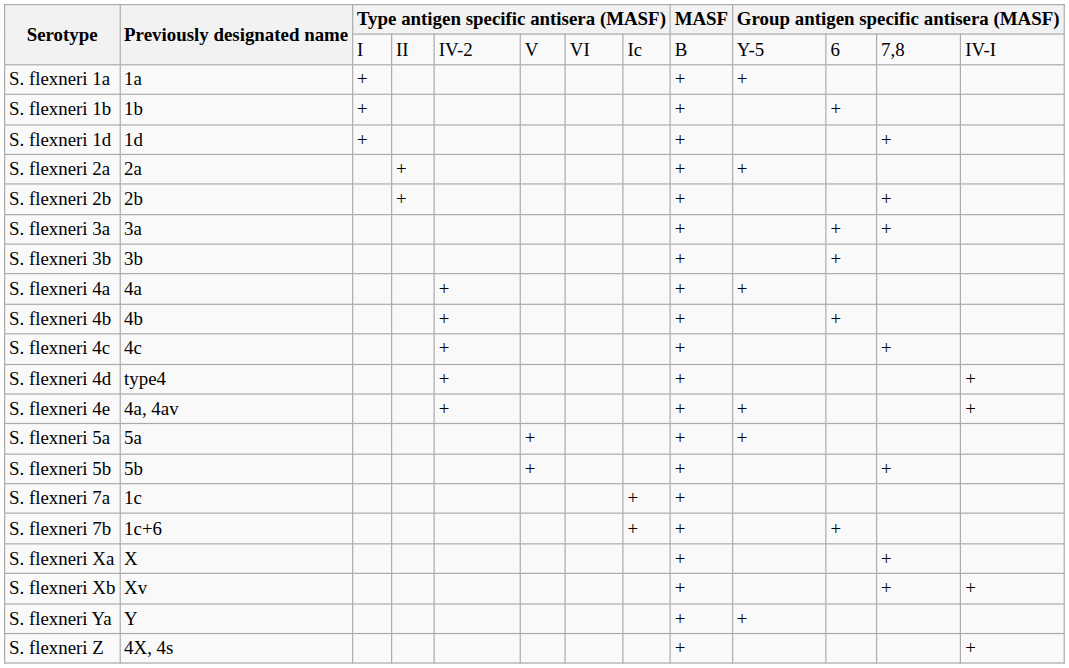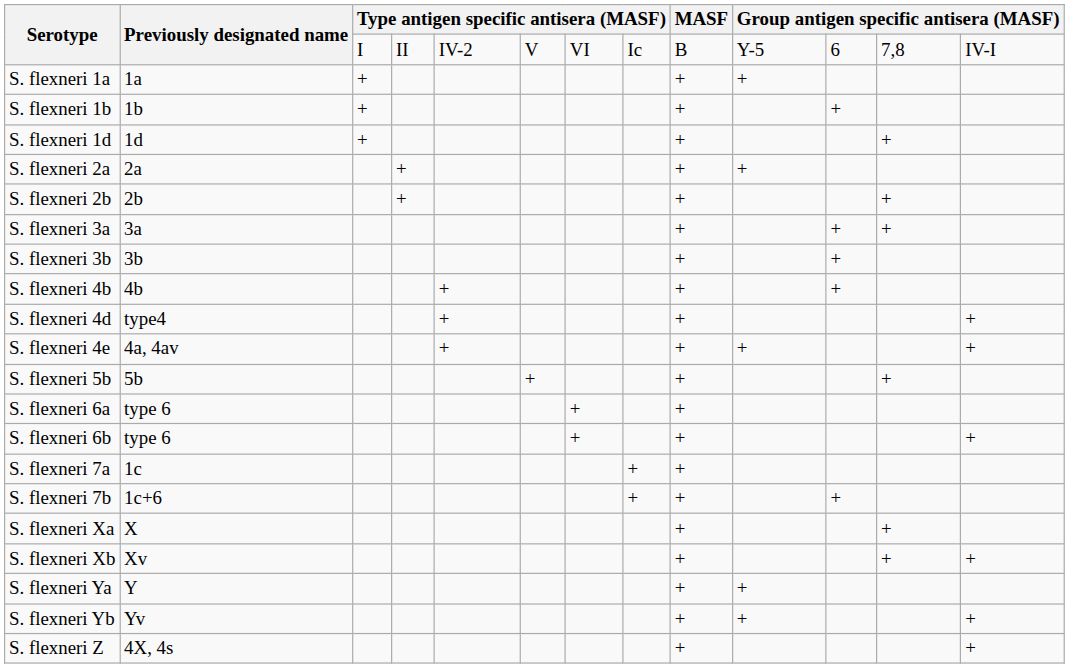- row: (60, 288)
- row: (60, 348)
- row: (60, 438)
+ row: (60, 408)
+ row: (60, 438)
+ row: (62, 618)
